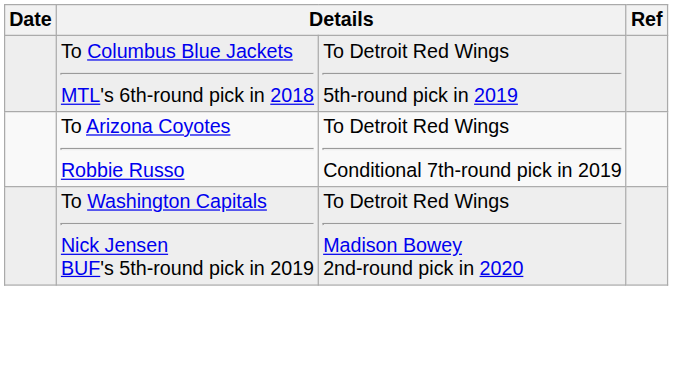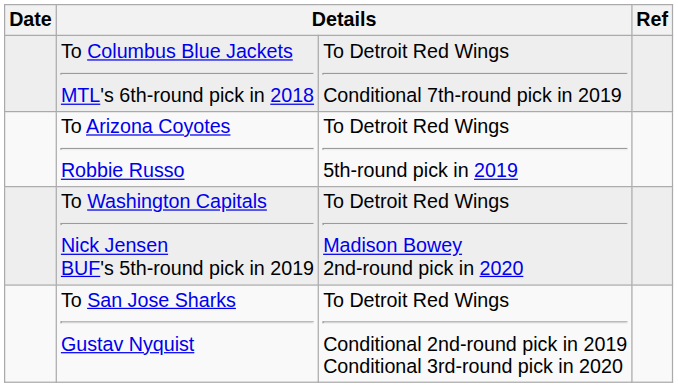(472, 73) To Detroit Red Wings 5th-round pick in 2019 -> (475, 73) To Detroit Red Wings Conditional 7th-round pick in 2019
(472, 148) To Detroit Red Wings Conditional 7th-round pick in 2019 -> (475, 148) To Detroit Red Wings 5th-round pick in 2019
+ row: (187, 322)
